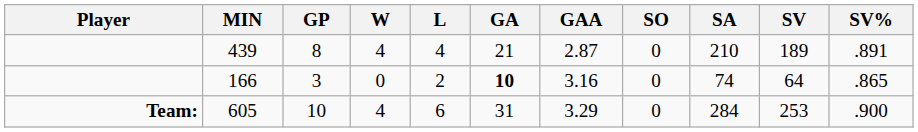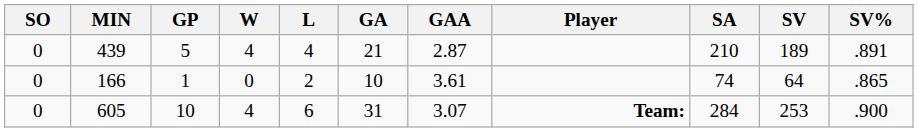columns swapped: (103, 19) <-> (656, 19)
(316, 50) 8 -> (185, 50) 5
(316, 80) 3 -> (185, 80) 1
(504, 80) bold -> (373, 80) normal
(581, 80) 3.16 -> (450, 80) 3.61
(581, 111) 3.29 -> (450, 111) 3.07
